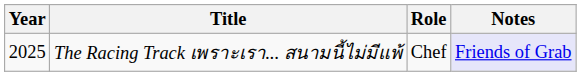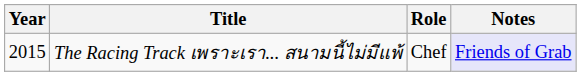(27, 52) 2025 -> (27, 52) 2015
